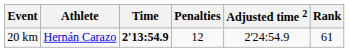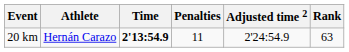(197, 38) 12 -> (197, 38) 11
(327, 38) 61 -> (327, 38) 63
